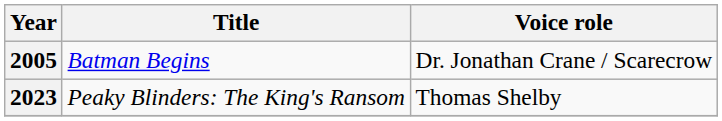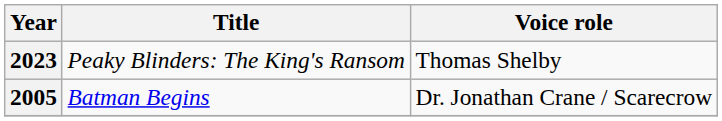rows swapped: (33, 60) <-> (33, 97)
